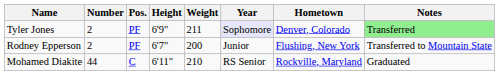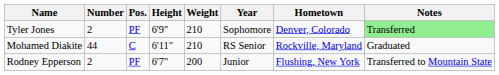(194, 29) 211 -> (194, 29) 210
(247, 29) lavender background -> (247, 29) no background
rows swapped: (44, 45) <-> (44, 62)
